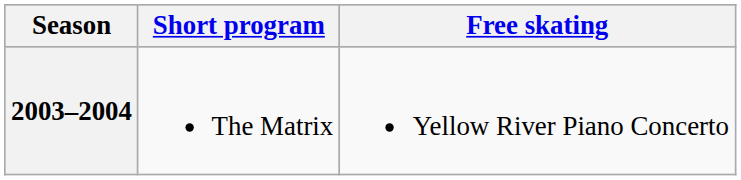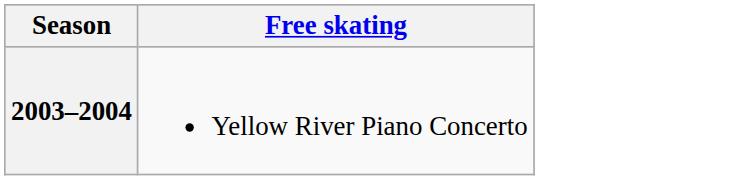- column: (239, 25)
